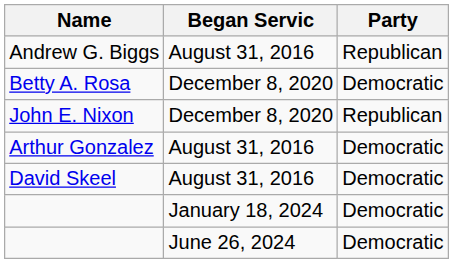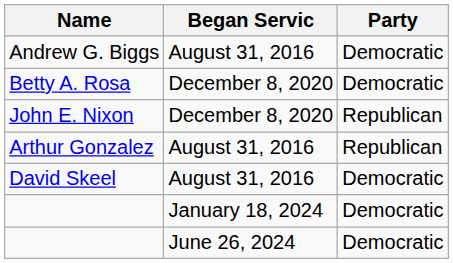(392, 52) Republican -> (393, 52) Democratic
(393, 147) Democratic -> (392, 147) Republican
